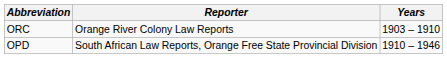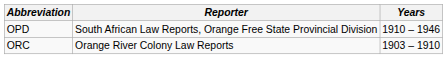rows swapped: (18, 29) <-> (18, 45)
